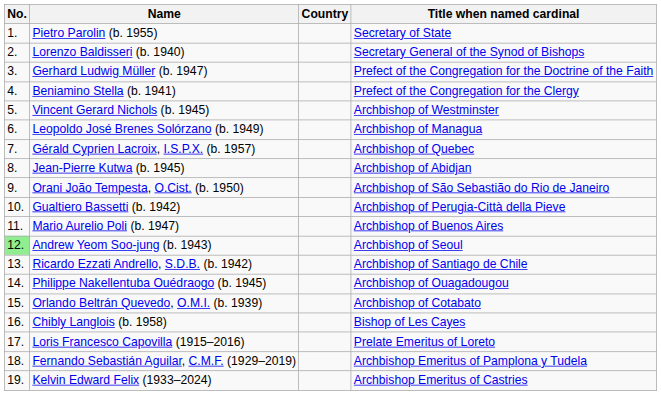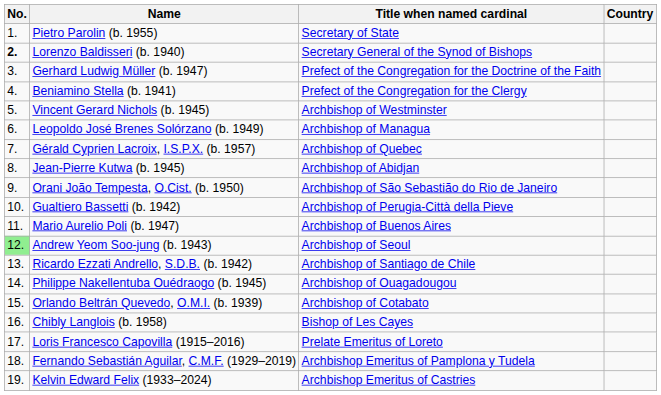columns swapped: (504, 14) <-> (325, 14)
(12, 52) normal -> (12, 52) bold
